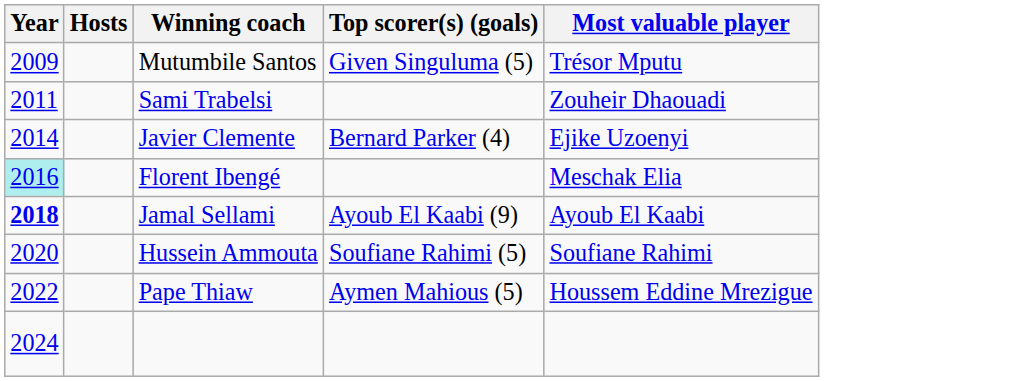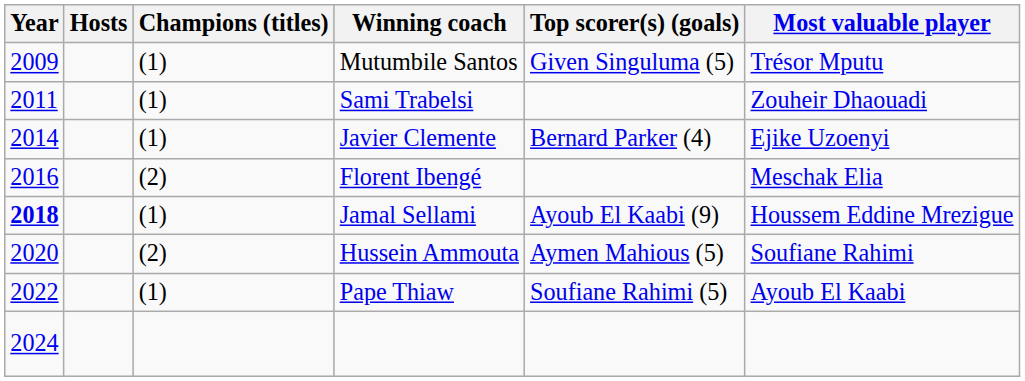+ column: (234, 23)
(34, 176) paleturquoise background -> (34, 176) no background
(627, 215) Ayoub El Kaabi -> (882, 215) Houssem Eddine Mrezigue
(428, 253) Soufiane Rahimi (5) -> (627, 253) Aymen Mahious (5)
(426, 291) Aymen Mahious (5) -> (629, 291) Soufiane Rahimi (5)
(681, 291) Houssem Eddine Mrezigue -> (828, 291) Ayoub El Kaabi
